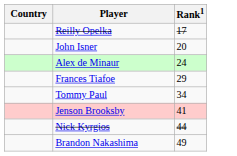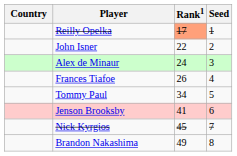+ column: (219, 13)
(182, 31) no background -> (182, 31) lightsalmon background
(182, 47) 20 -> (182, 47) 22
(182, 79) 29 -> (182, 79) 26
(182, 127) 44 -> (182, 127) 45
